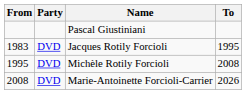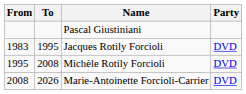columns swapped: (228, 13) <-> (50, 13)
